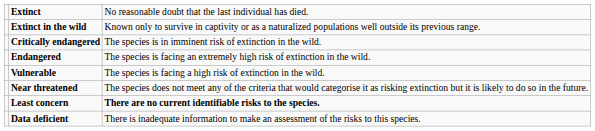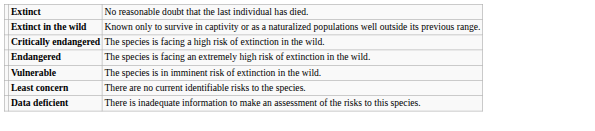(213, 42) The species is in imminent risk of extinction in the wild. -> (215, 42) The species is facing a high risk of extinction in the wild.
(215, 73) The species is facing a high risk of extinction in the wild. -> (213, 73) The species is in imminent risk of extinction in the wild.
- row: (44, 88)
(212, 103) bold -> (205, 88) normal
